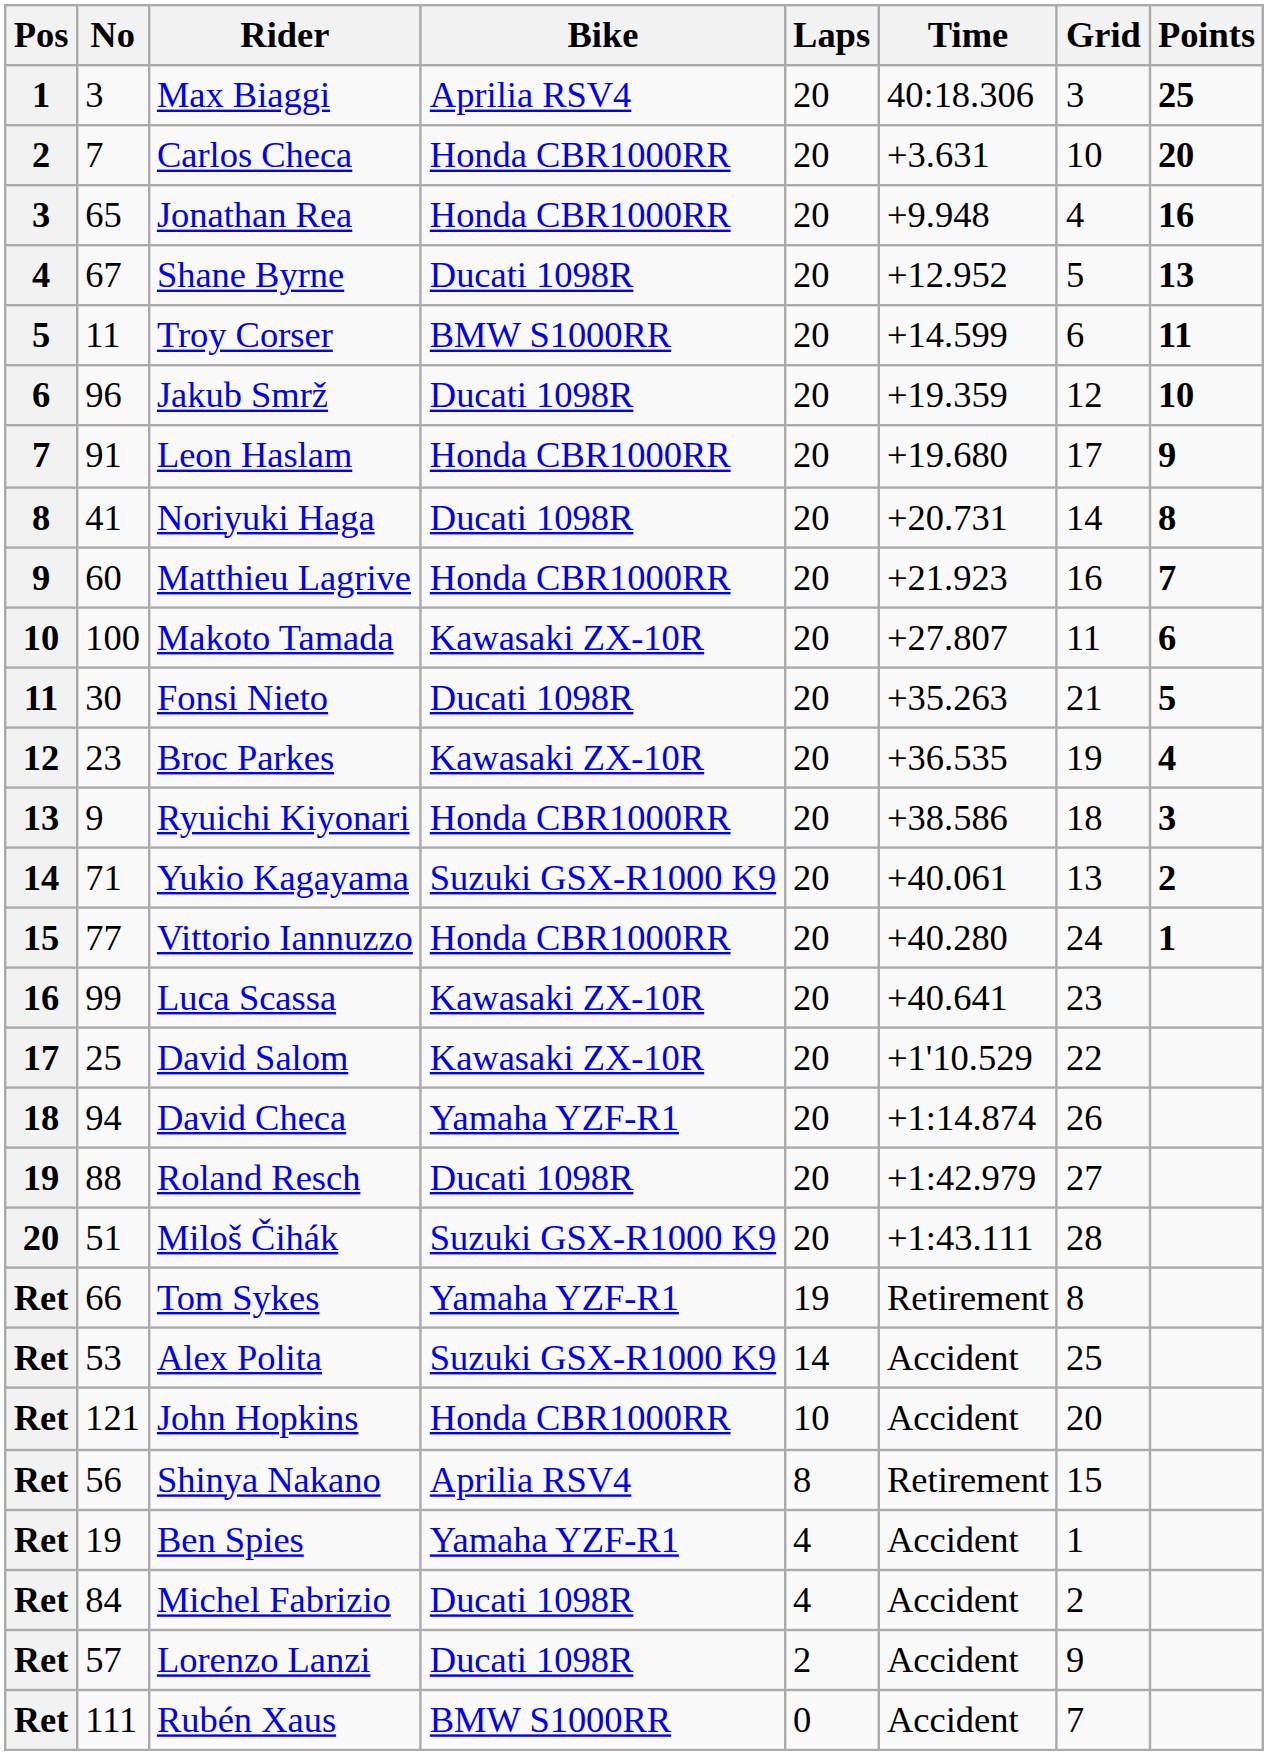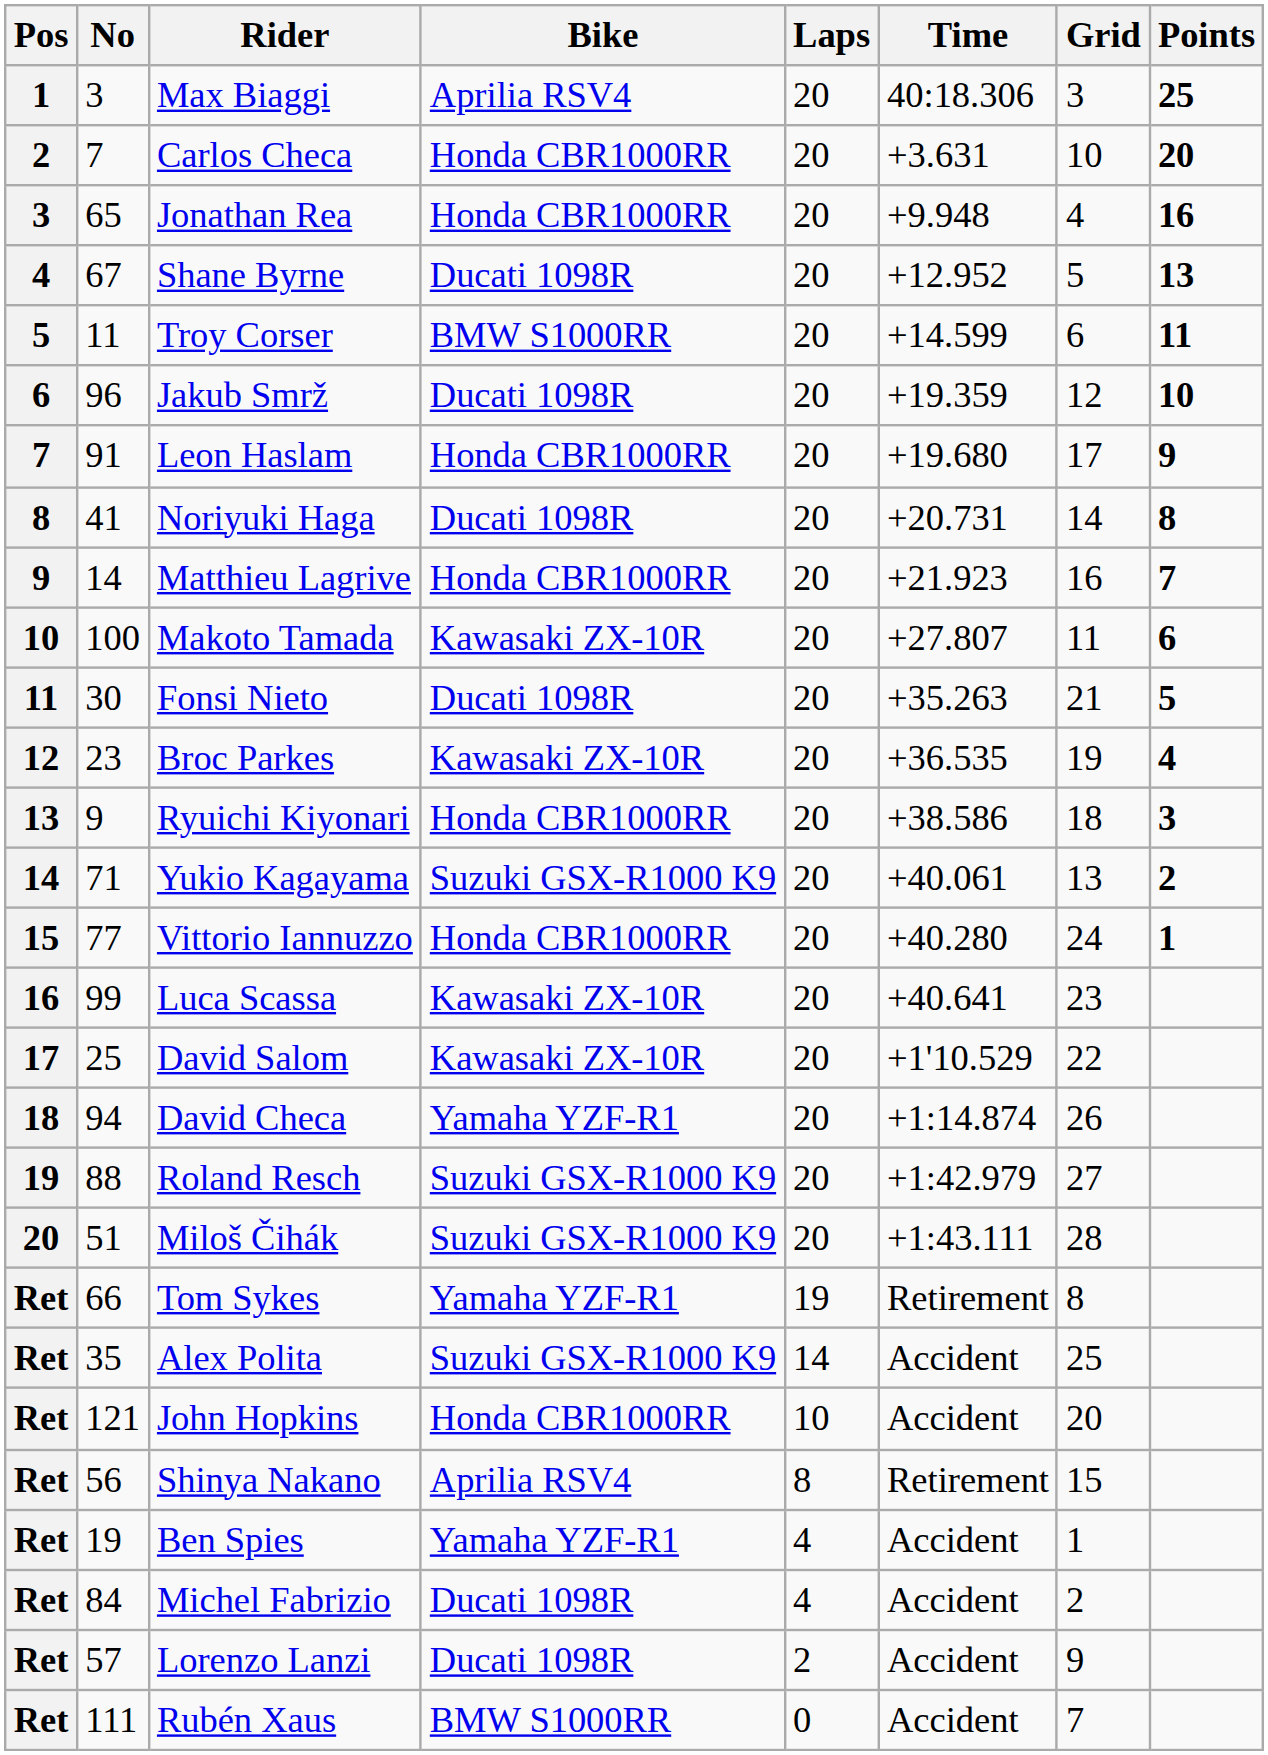(104, 576) 60 -> (104, 576) 14
(532, 1177) Ducati 1098R -> (603, 1177) Suzuki GSX-R1000 K9
(104, 1358) 53 -> (104, 1358) 35
